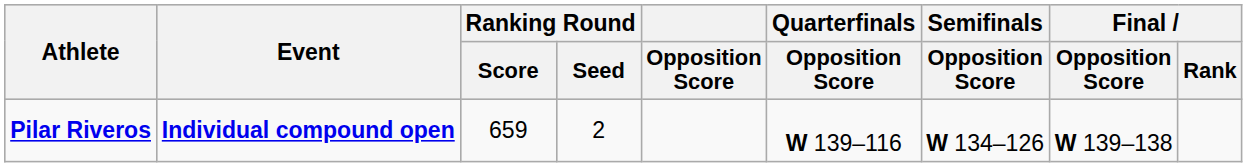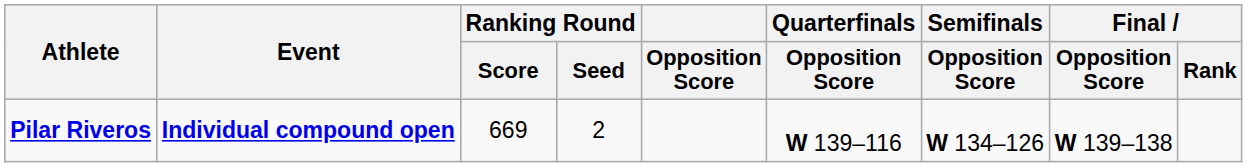(508, 131) 659 -> (508, 131) 669
